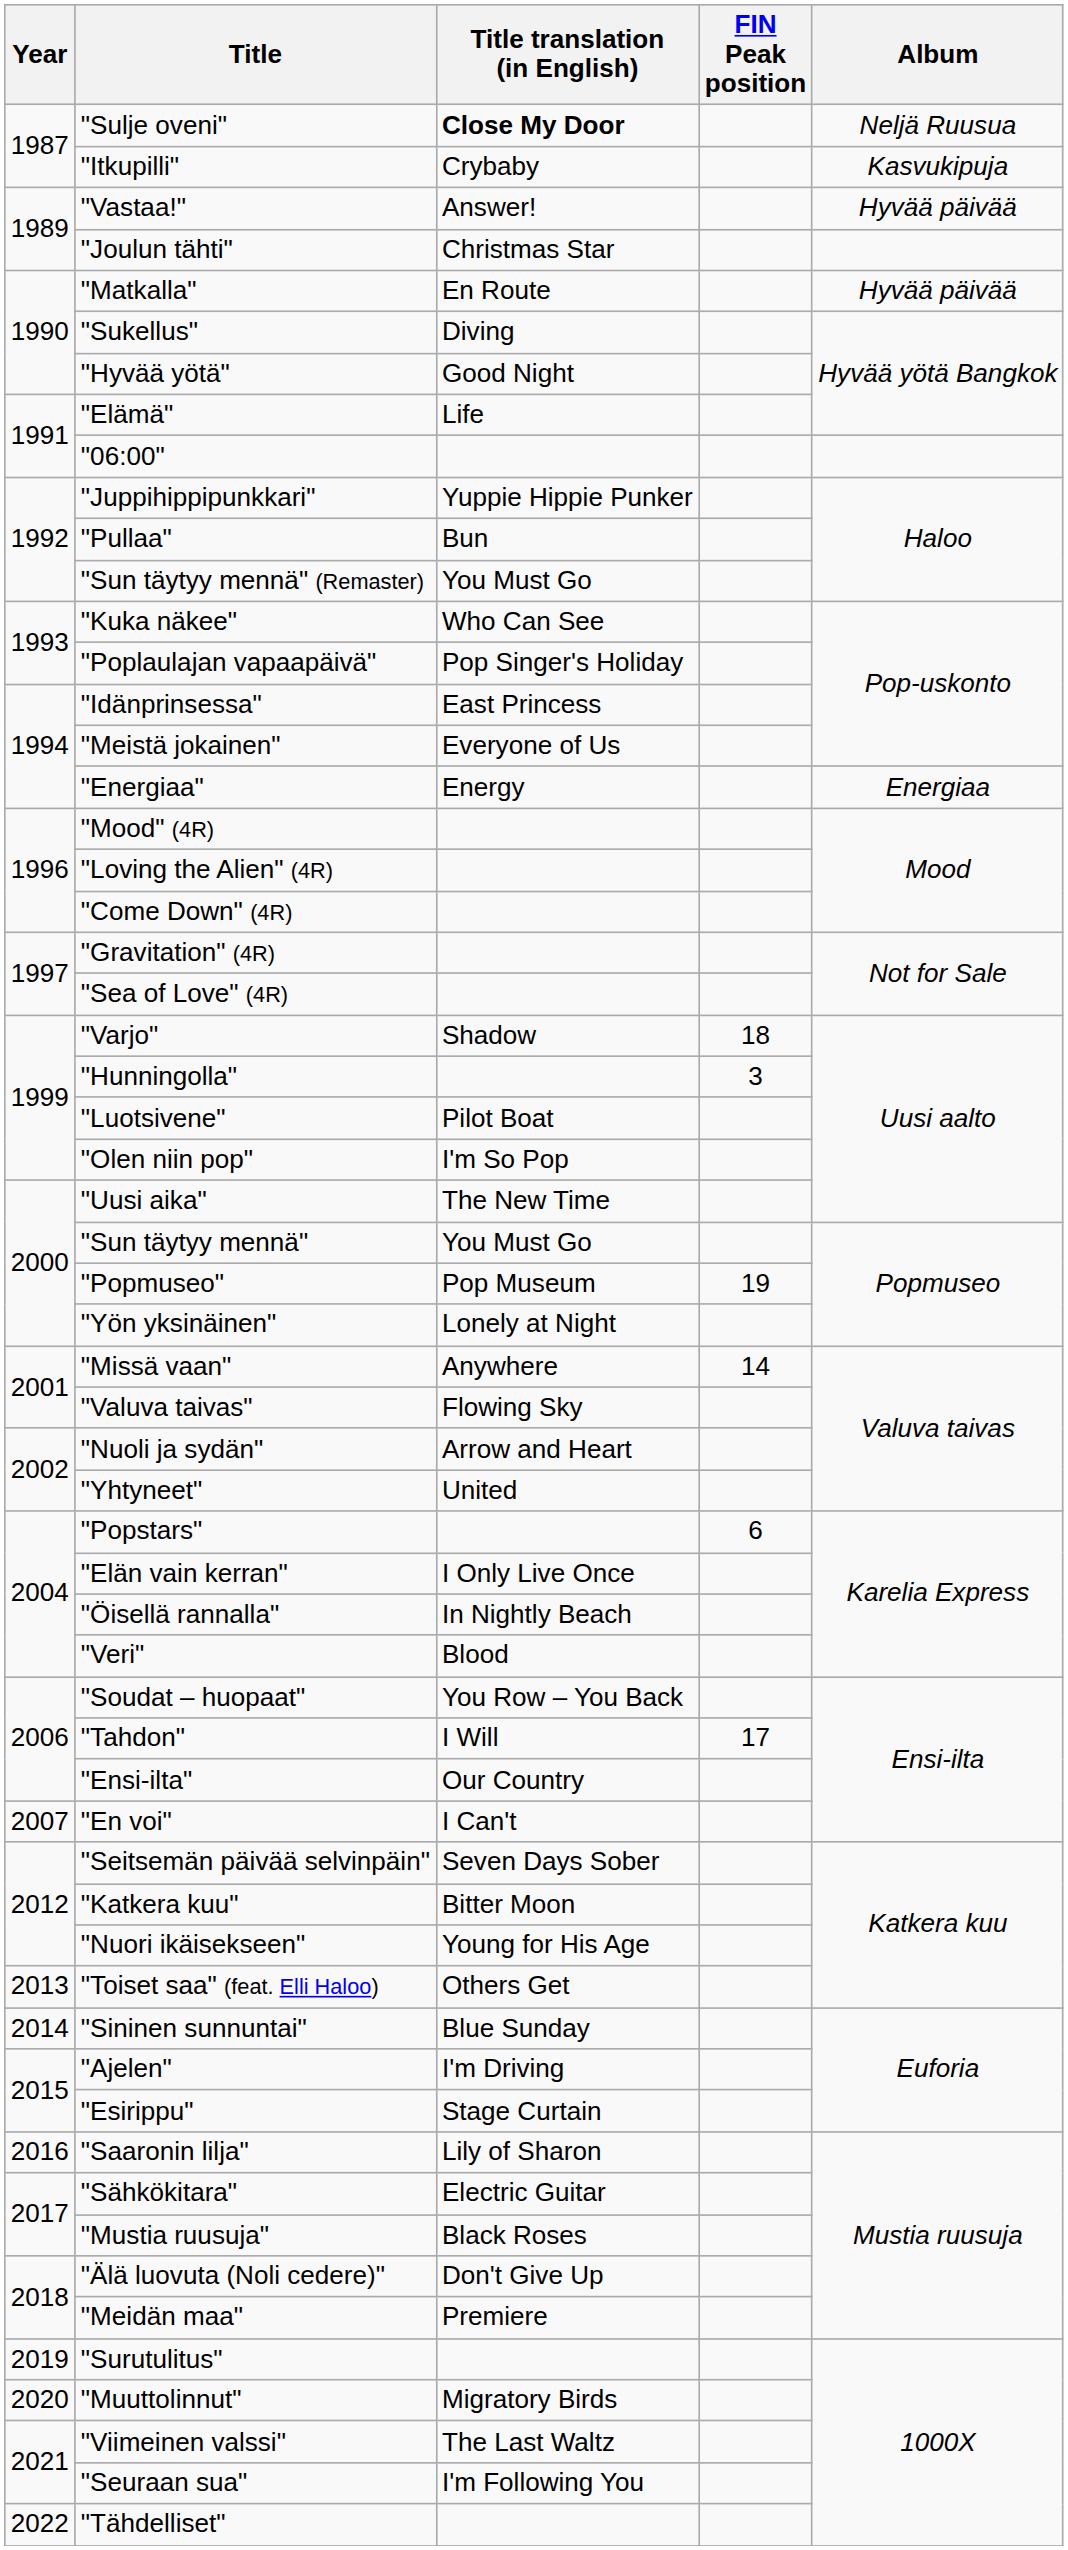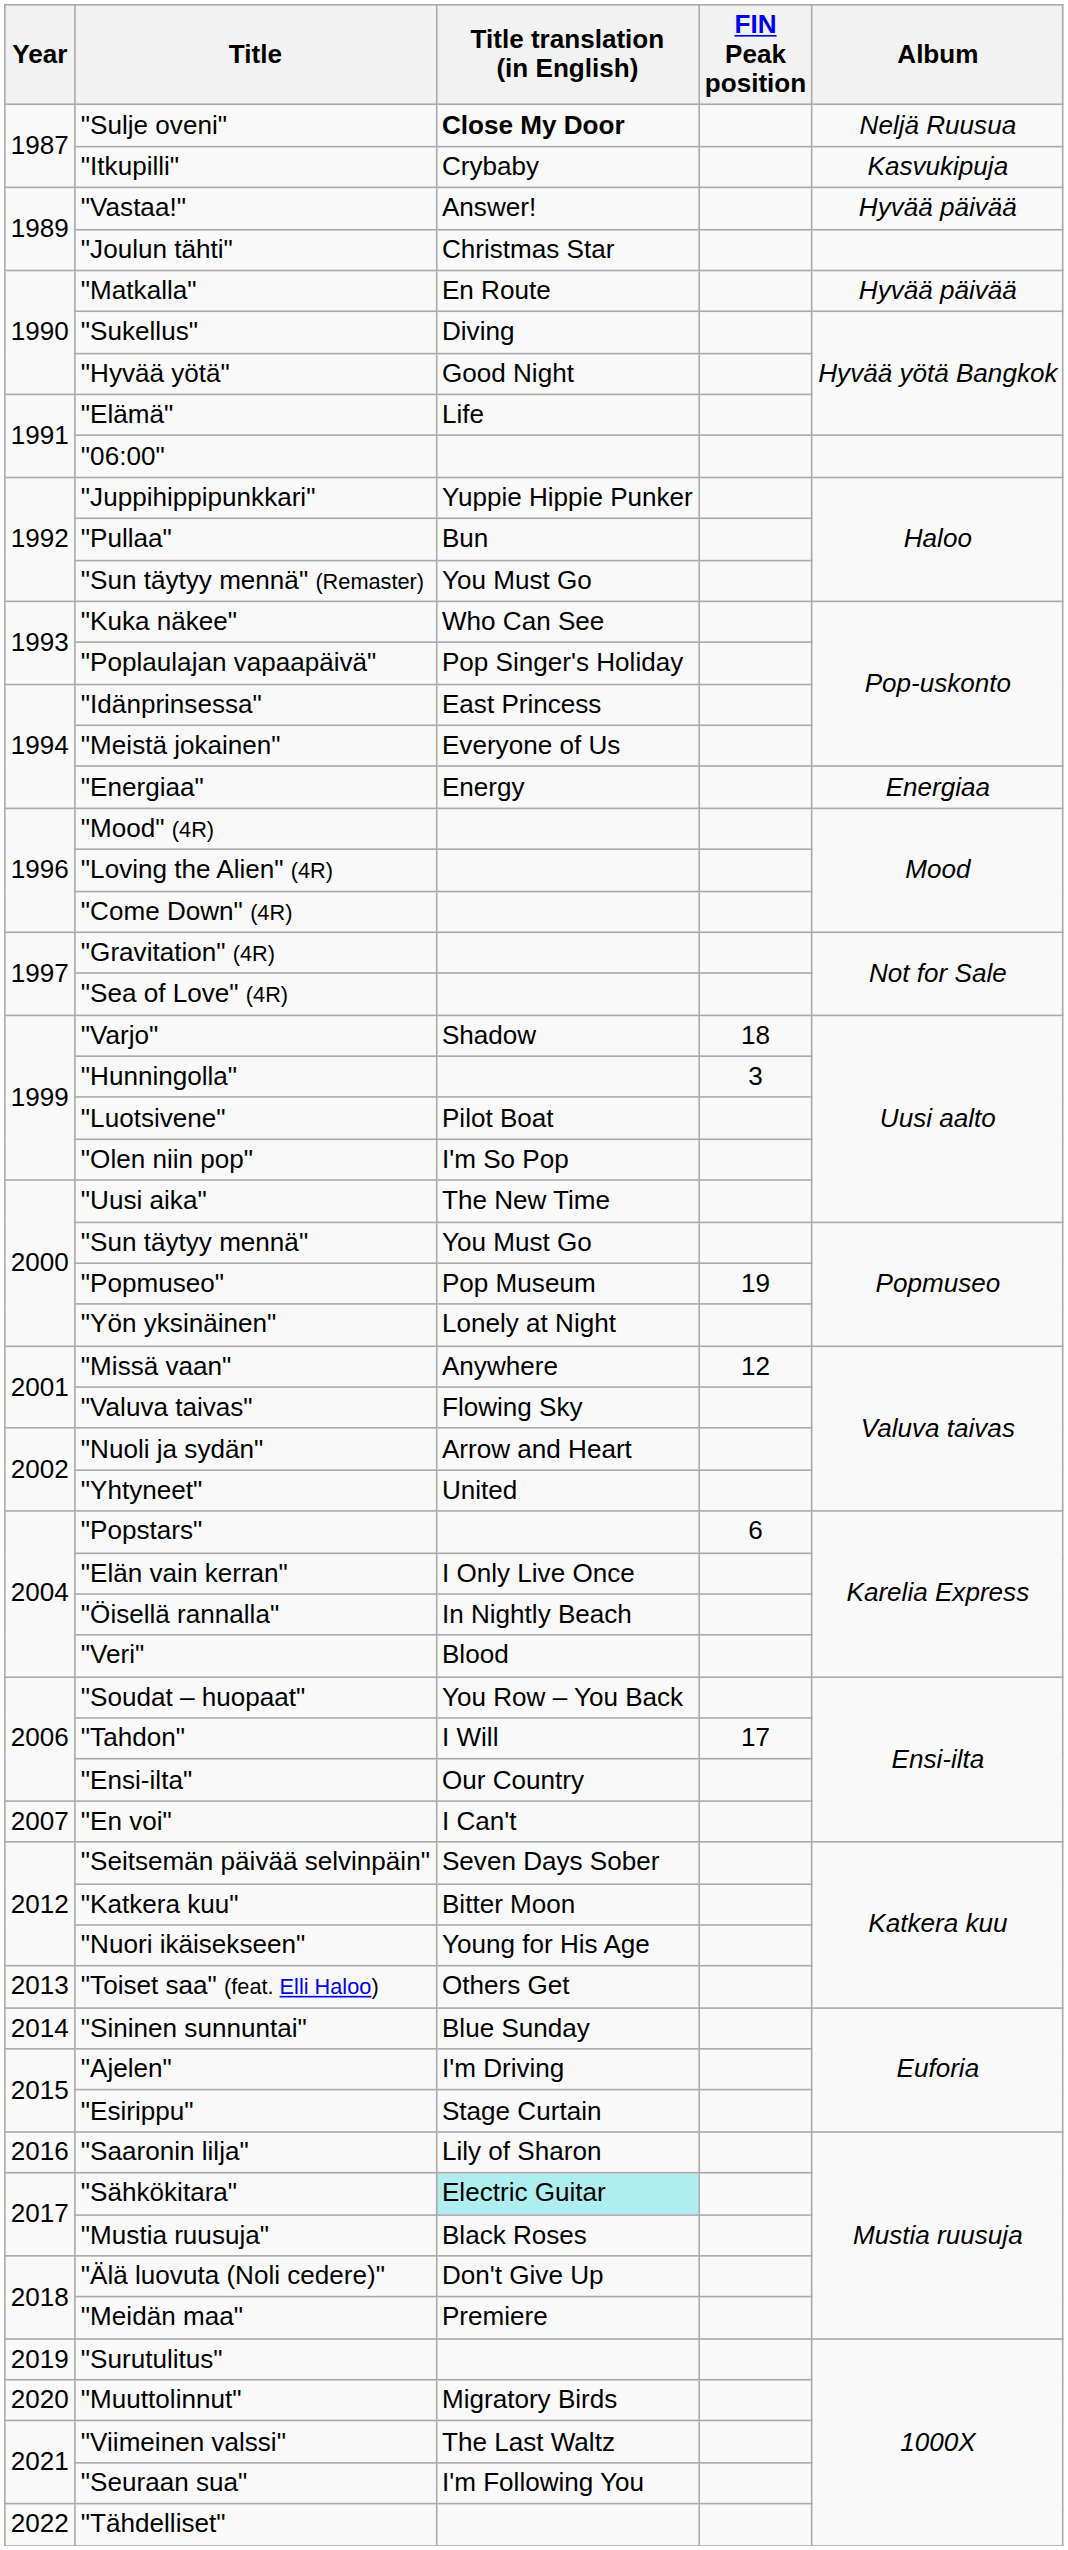(756, 1366) 14 -> (756, 1366) 12
(524, 2193) no background -> (524, 2193) paleturquoise background
